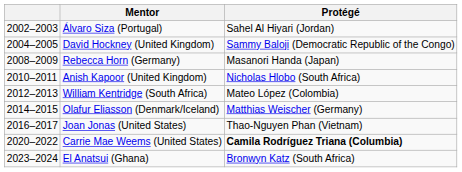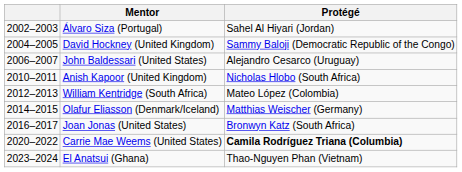+ row: (135, 61)
- row: (121, 61)
(294, 126) Thao-Nguyen Phan (Vietnam) -> (291, 126) Bronwyn Katz (South Africa)
(291, 158) Bronwyn Katz (South Africa) -> (294, 158) Thao-Nguyen Phan (Vietnam)
